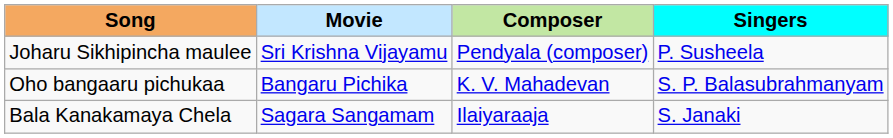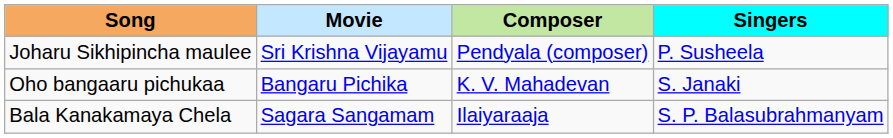(771, 84) S. P. Balasubrahmanyam -> (699, 84) S. Janaki
(699, 116) S. Janaki -> (771, 116) S. P. Balasubrahmanyam
